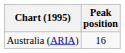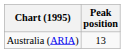(101, 40) 16 -> (101, 40) 13
